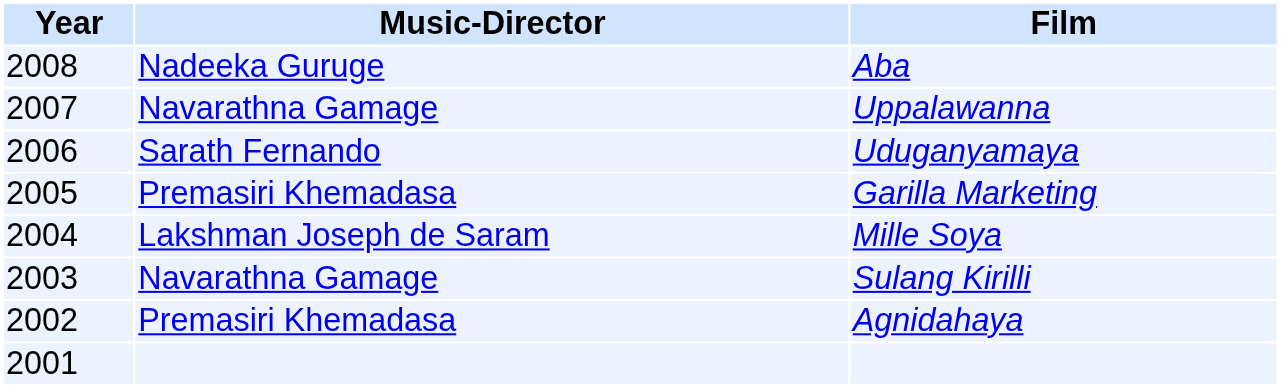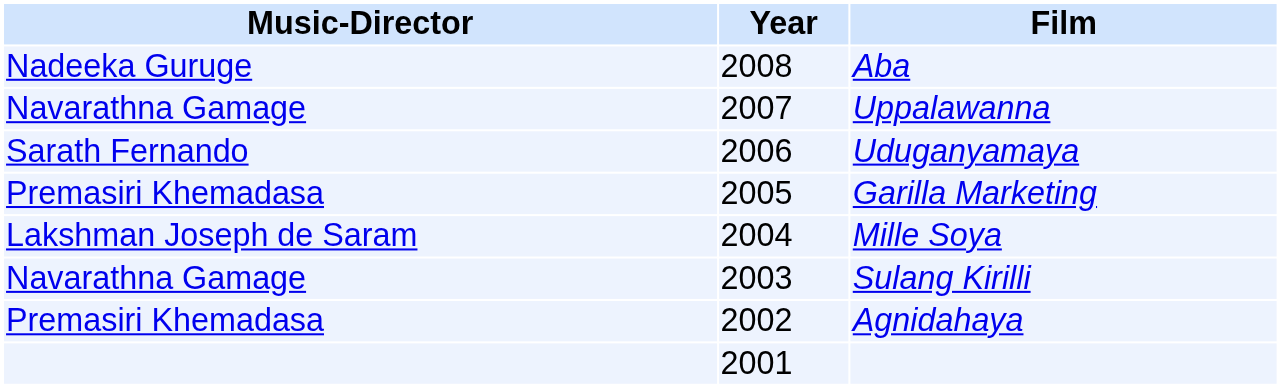columns swapped: (69, 23) <-> (492, 23)
